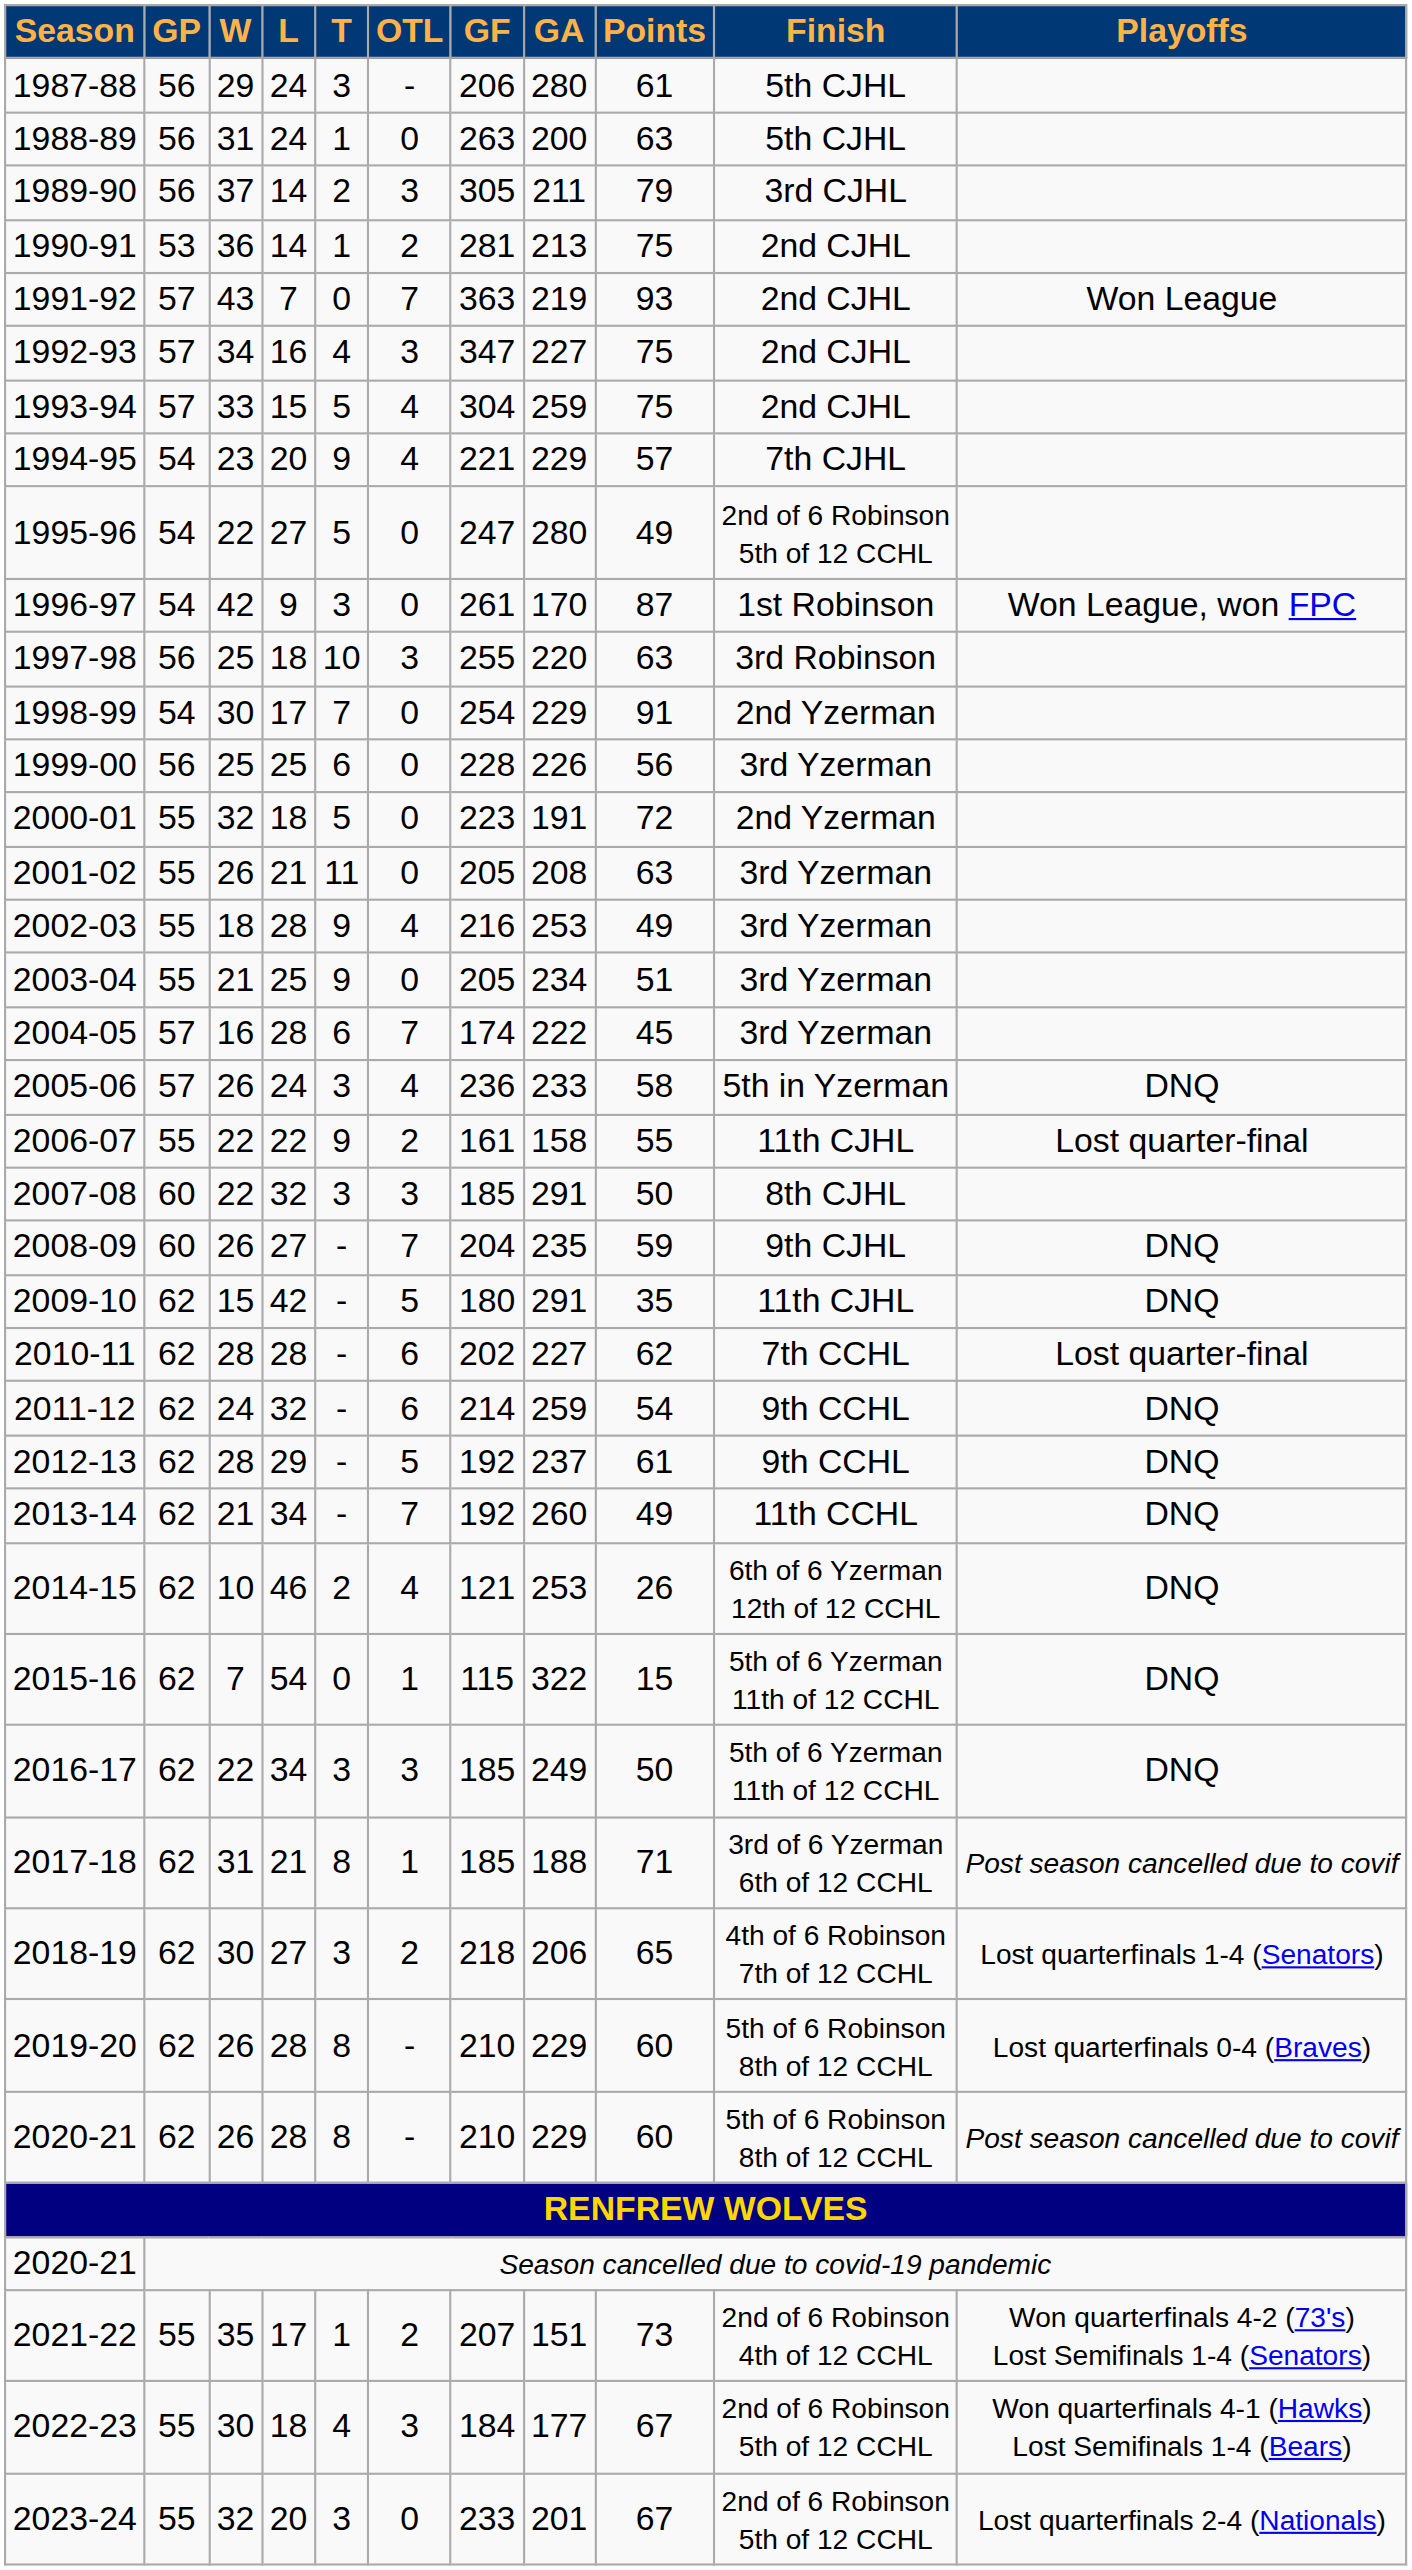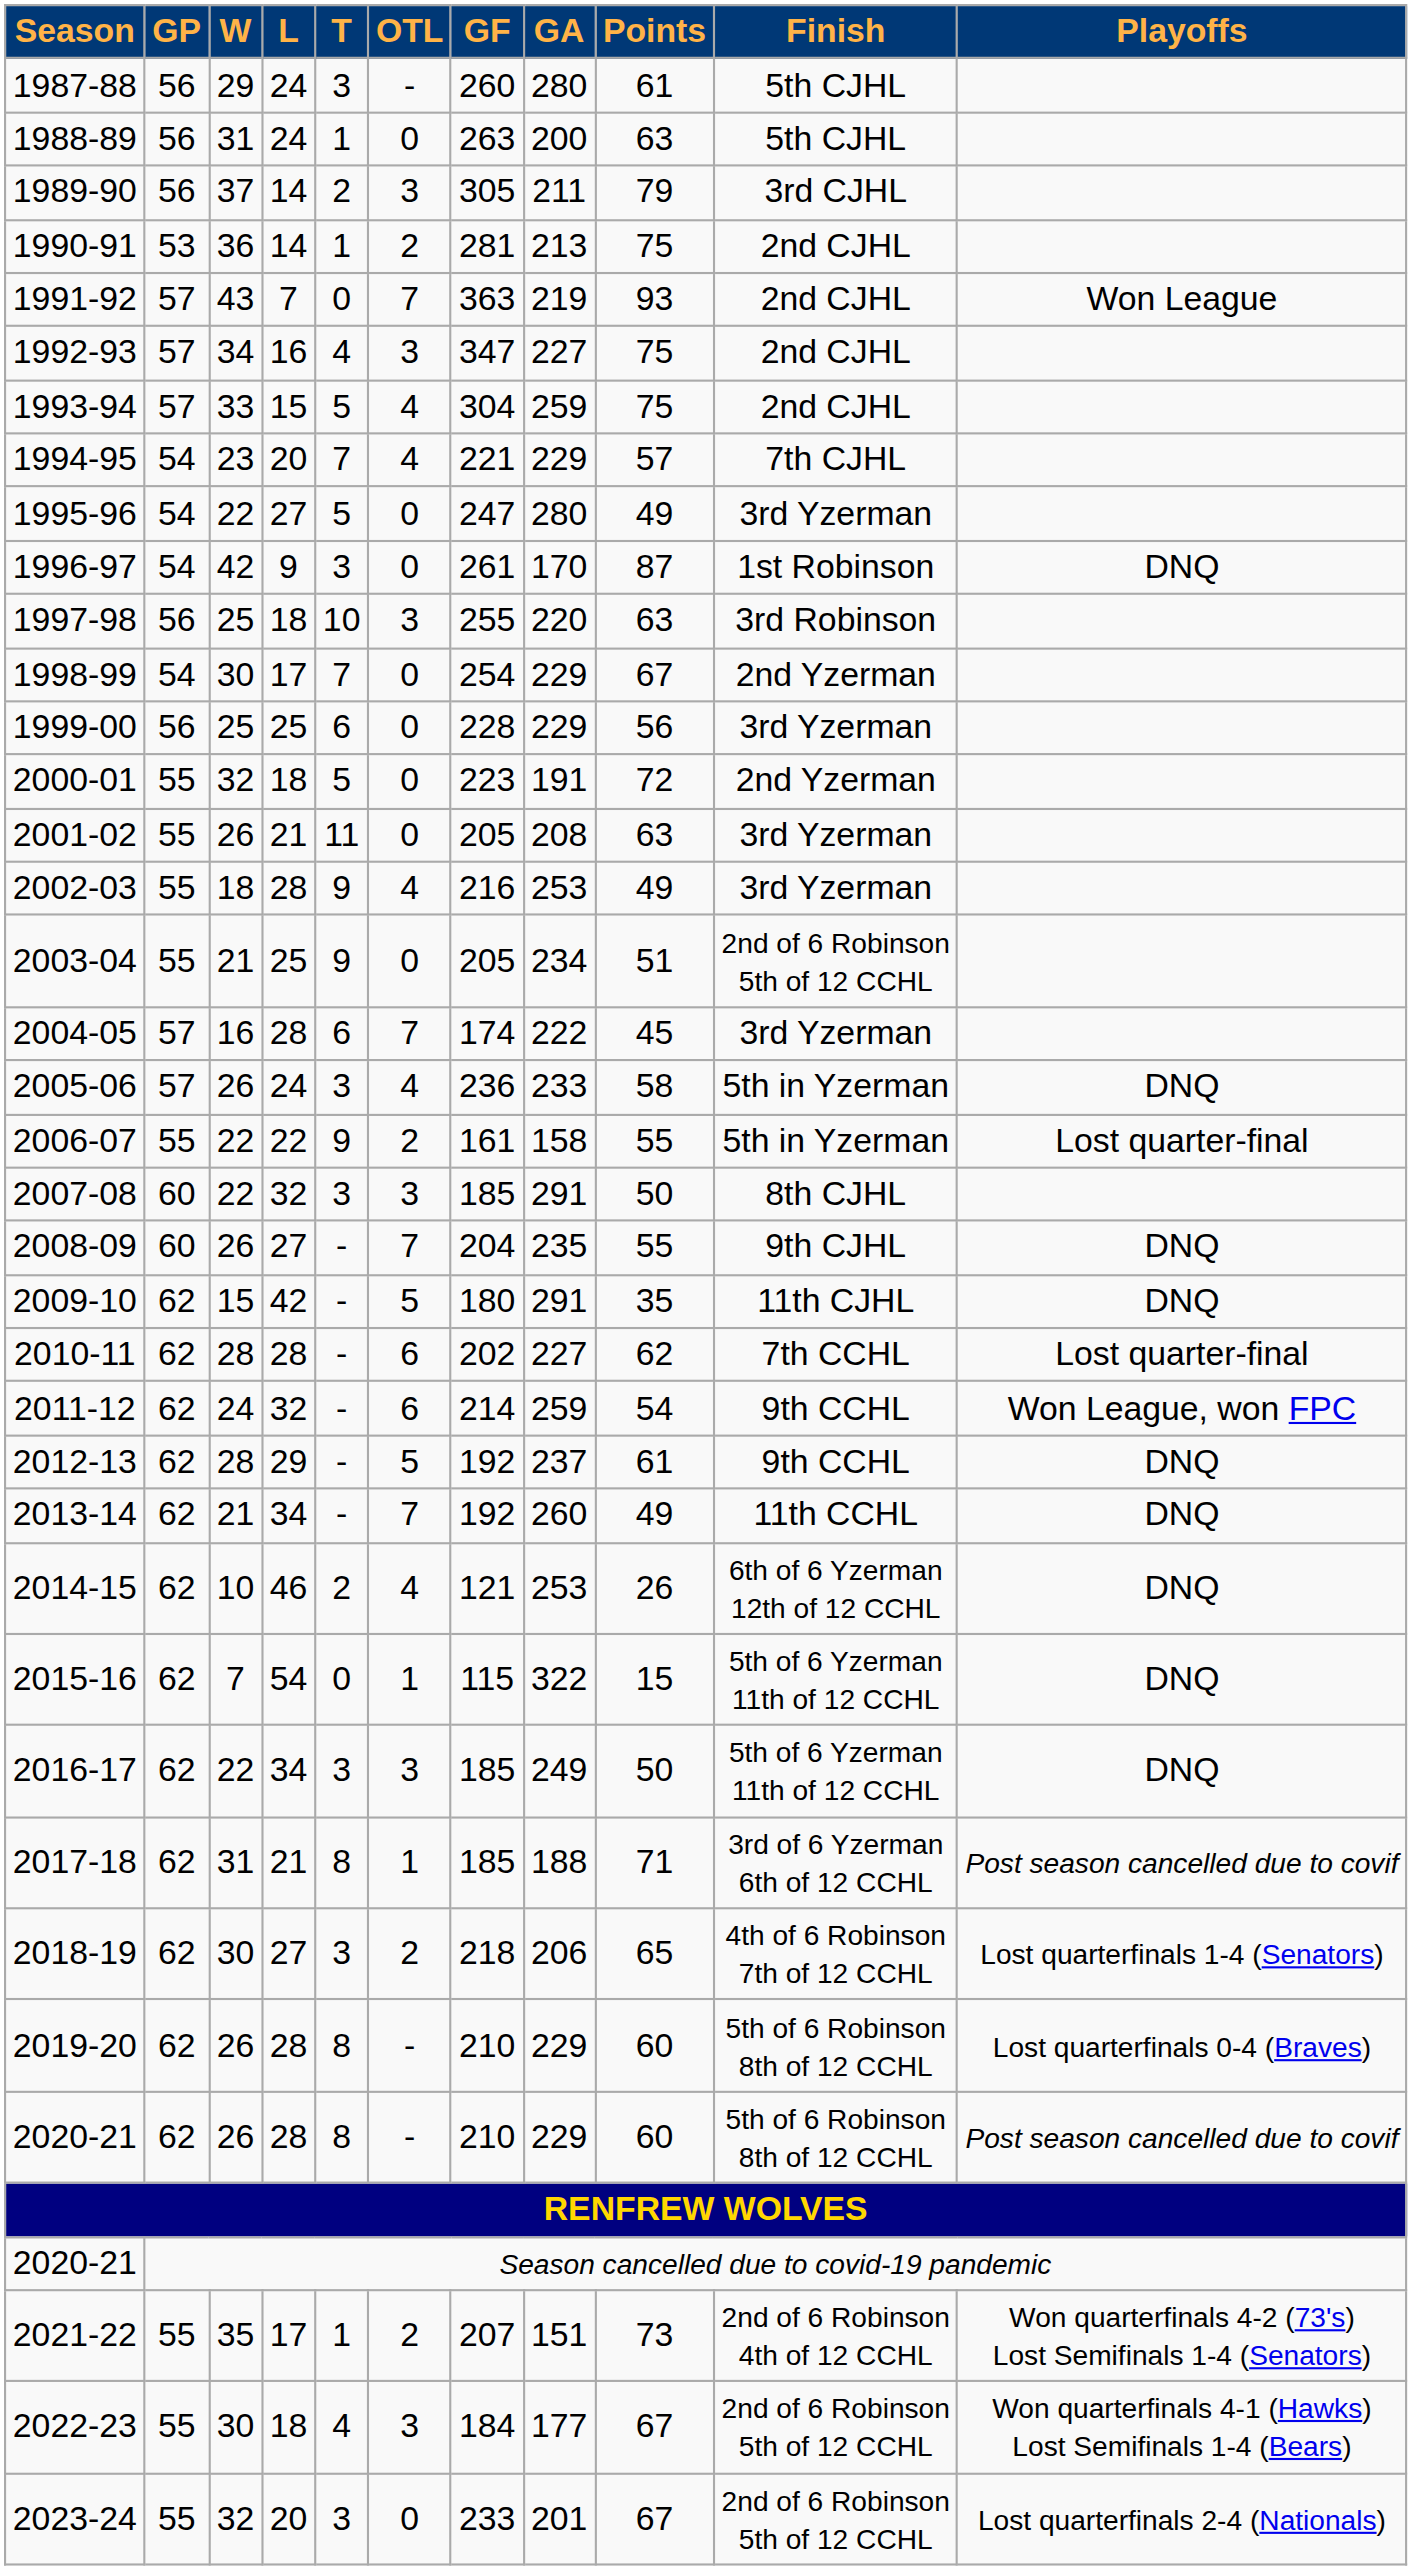(487, 84) 206 -> (487, 84) 260
(342, 459) 9 -> (342, 459) 7
(836, 534) 2nd of 6 Robinson 5th of 12 CCHL -> (836, 513) 3rd Yzerman
(1182, 604) Won League, won FPC -> (1182, 566) DNQ
(654, 711) 91 -> (654, 673) 67
(559, 765) 226 -> (559, 727) 229
(836, 979) 3rd Yzerman -> (836, 962) 2nd of 6 Robinson 5th of 12 CCHL
(836, 1140) 11th CJHL -> (836, 1140) 5th in Yzerman
(654, 1247) 59 -> (654, 1247) 55
(1182, 1407) DNQ -> (1182, 1407) Won League, won FPC
